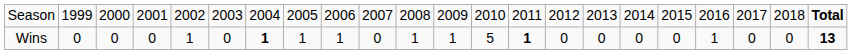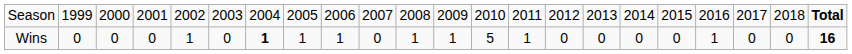(527, 38) bold -> (527, 38) normal
(828, 38) 13 -> (828, 38) 16
